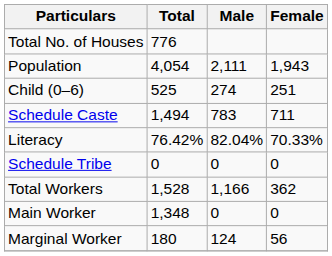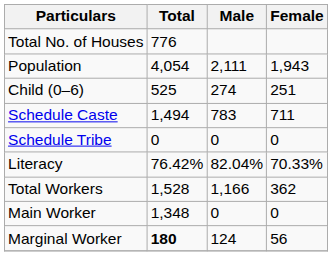rows swapped: (60, 164) <-> (35, 139)
(164, 238) normal -> (164, 238) bold
